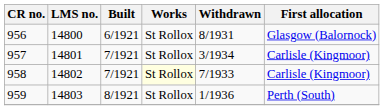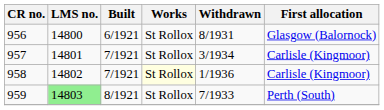(216, 74) 7/1933 -> (216, 74) 1/1936
(67, 94) no background -> (67, 94) lightgreen background
(216, 94) 1/1936 -> (216, 94) 7/1933
